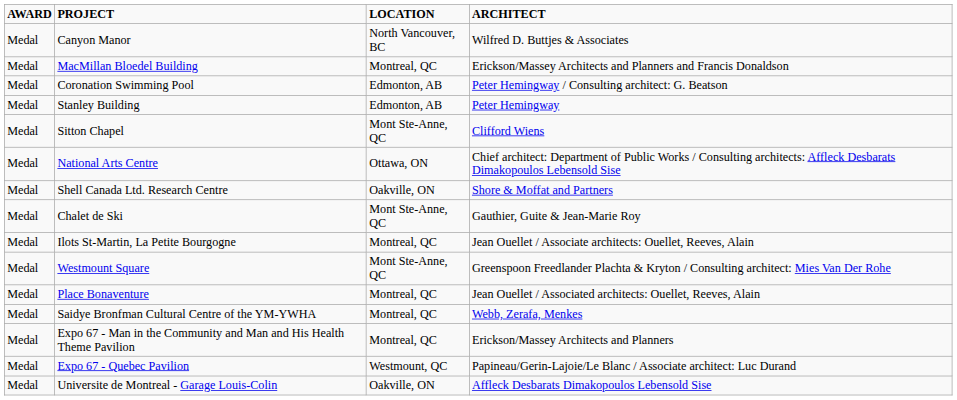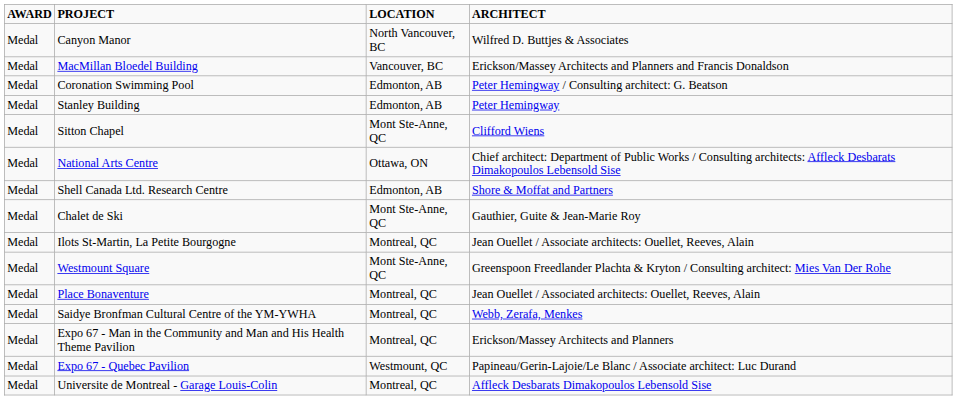(403, 66) Montreal, QC -> (406, 66) Vancouver, BC
(402, 190) Oakville, ON -> (406, 190) Edmonton, AB
(402, 385) Oakville, ON -> (403, 385) Montreal, QC
